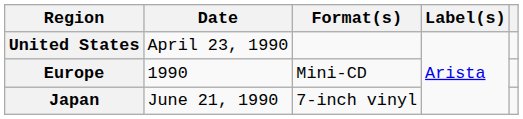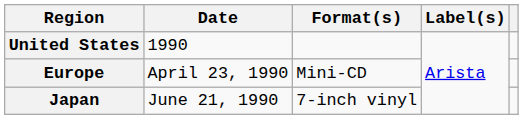(218, 46) April 23, 1990 -> (168, 46) 1990
(168, 73) 1990 -> (218, 73) April 23, 1990
